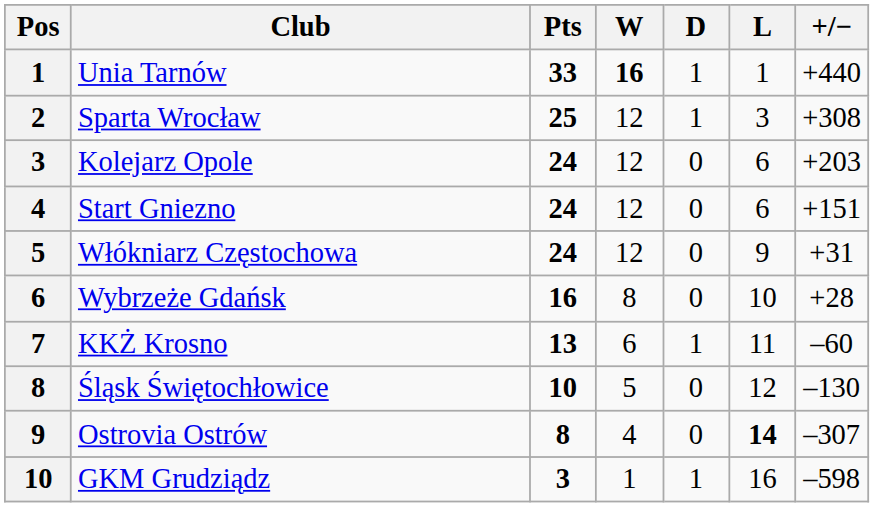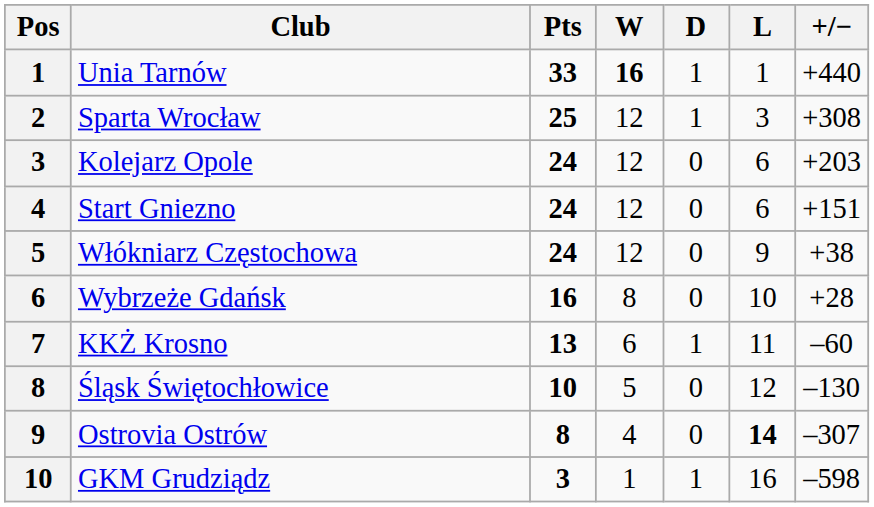(832, 252) +31 -> (832, 252) +38
